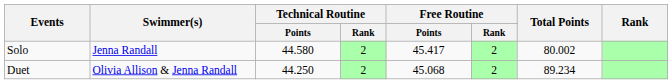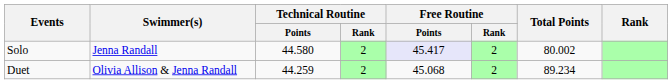(429, 51) no background -> (429, 51) lavender background
(298, 70) 44.250 -> (298, 70) 44.259
